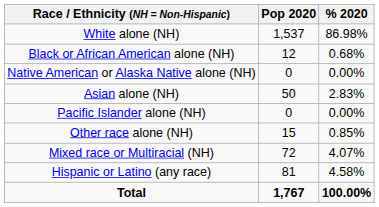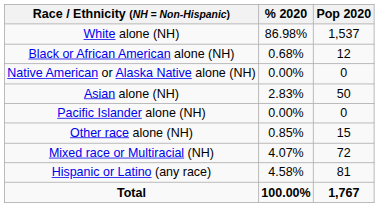columns swapped: (289, 14) <-> (347, 14)
